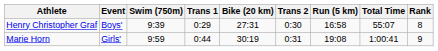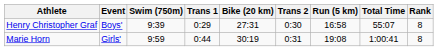(420, 39) 9 -> (420, 39) 8
